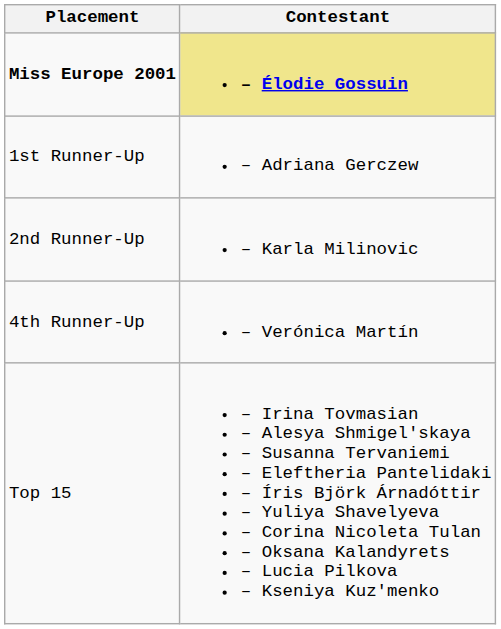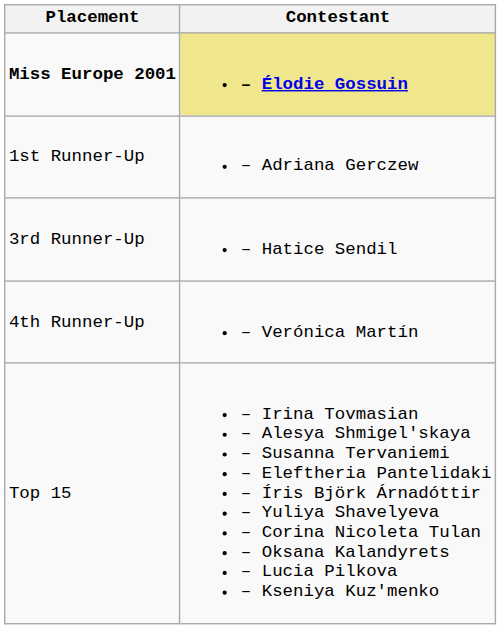- row: (77, 240)
+ row: (77, 240)
